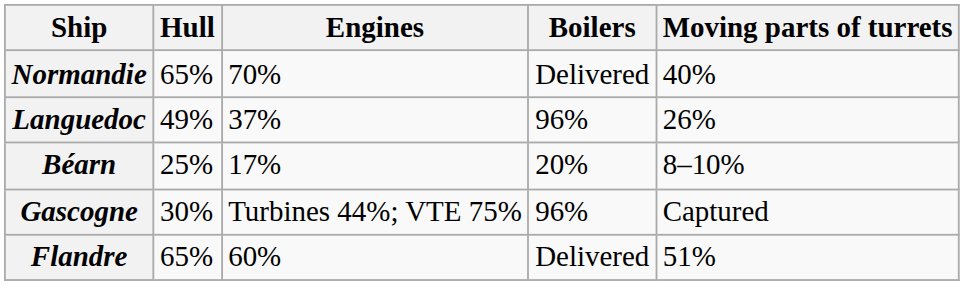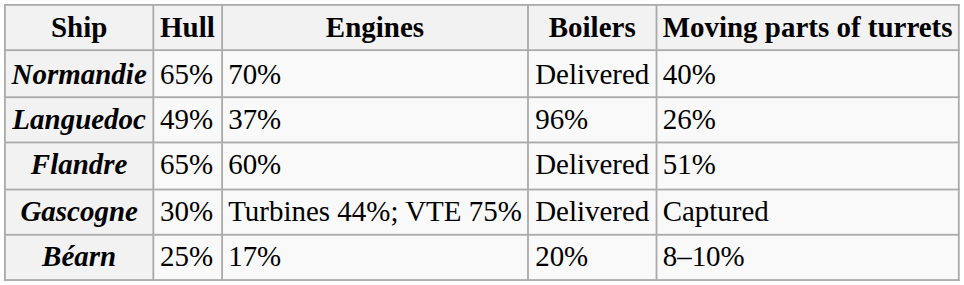rows swapped: (79, 257) <-> (79, 165)
(562, 211) 96% -> (592, 211) Delivered
